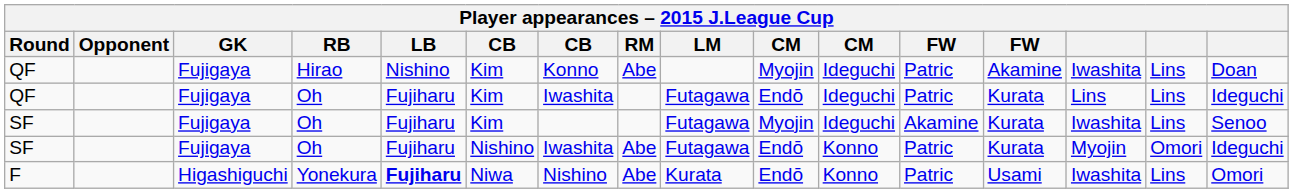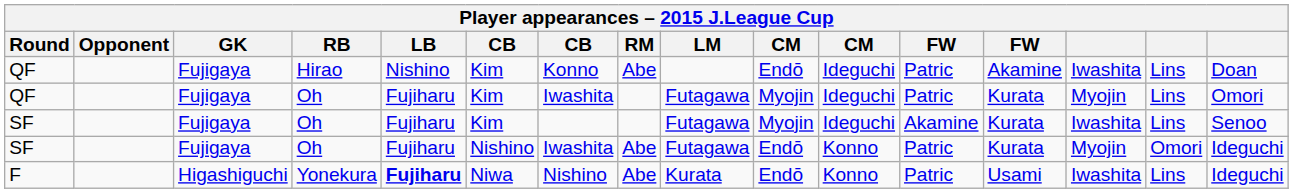(786, 70) Myojin -> (781, 70) Endō
(781, 96) Endō -> (786, 96) Myojin
(1089, 96) Lins -> (1099, 96) Myojin
(1247, 96) Ideguchi -> (1237, 96) Omori
(1237, 175) Omori -> (1247, 175) Ideguchi
